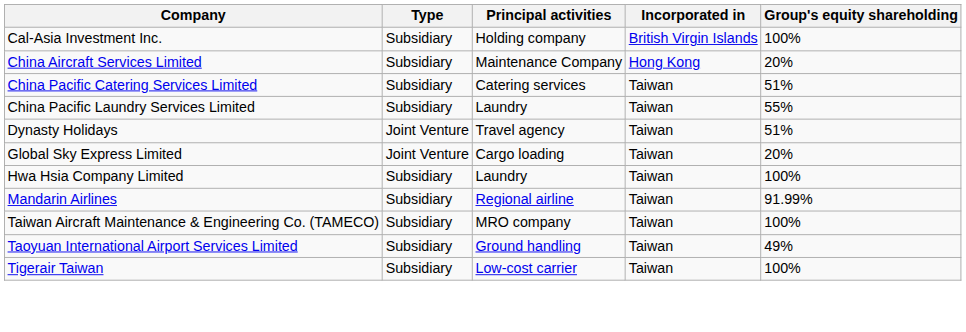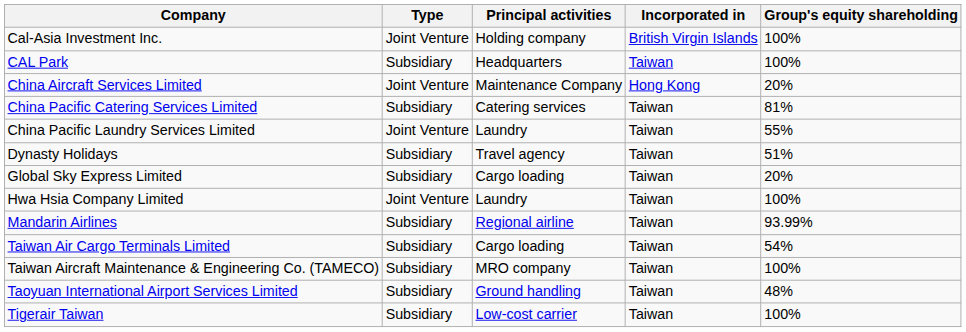(419, 38) Subsidiary -> (427, 38) Joint Venture
+ row: (38, 61)
(419, 61) Subsidiary -> (427, 84) Joint Venture
(779, 84) 51% -> (779, 107) 81%
(419, 107) Subsidiary -> (427, 130) Joint Venture
(427, 130) Joint Venture -> (419, 153) Subsidiary
(427, 153) Joint Venture -> (419, 176) Subsidiary
(419, 176) Subsidiary -> (427, 199) Joint Venture
(788, 199) 91.99% -> (788, 222) 93.99%
+ row: (119, 245)
(779, 245) 49% -> (779, 291) 48%
